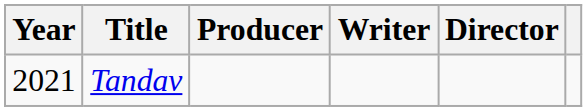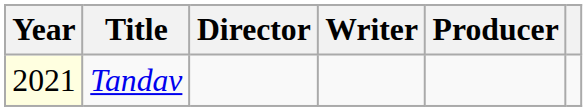columns swapped: (502, 29) <-> (260, 29)
(44, 79) no background -> (44, 79) lightyellow background
